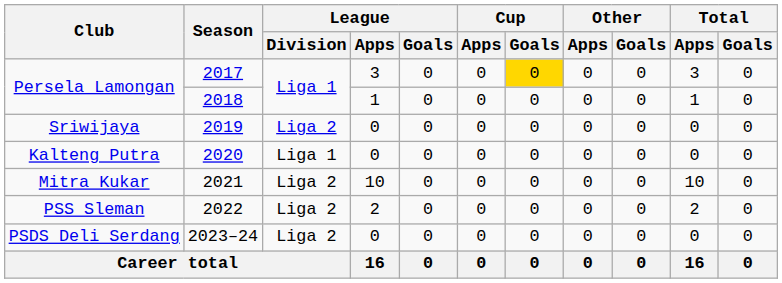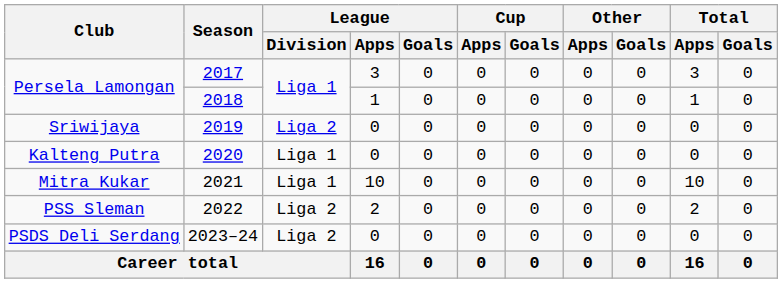(535, 73) gold background -> (535, 73) no background
(306, 182) Liga 2 -> (306, 182) Liga 1
